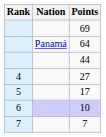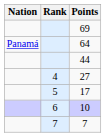columns swapped: (18, 12) <-> (51, 12)
